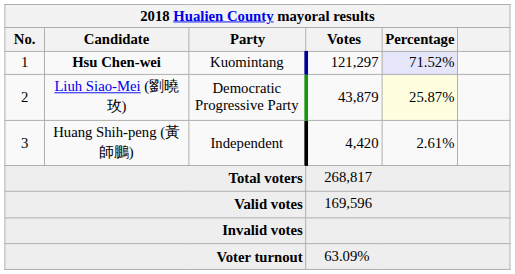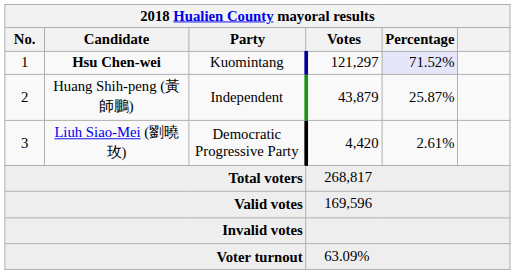(117, 96) Liuh Siao-Mei (劉曉玫) -> (117, 96) Huang Shih-peng (黃師鵬)
(247, 97) Democratic Progressive Party -> (247, 97) Independent
(432, 97) lightyellow background -> (432, 97) no background
(117, 142) Huang Shih-peng (黃師鵬) -> (117, 142) Liuh Siao-Mei (劉曉玫)
(247, 142) Independent -> (247, 142) Democratic Progressive Party
